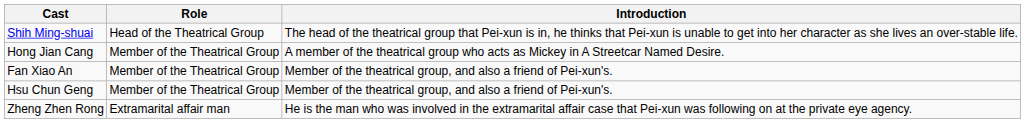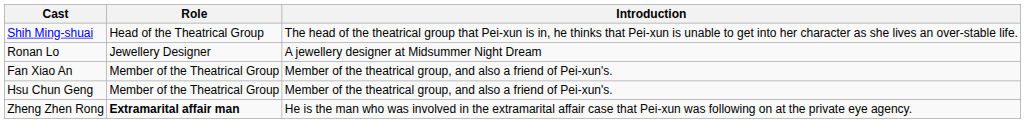+ row: (33, 52)
- row: (50, 52)
(170, 109) normal -> (174, 109) bold
